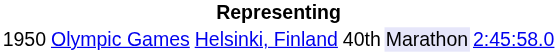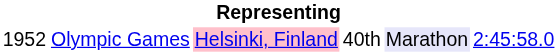(24, 39) 1950 -> (24, 39) 1952
(266, 39) no background -> (266, 39) pink background
